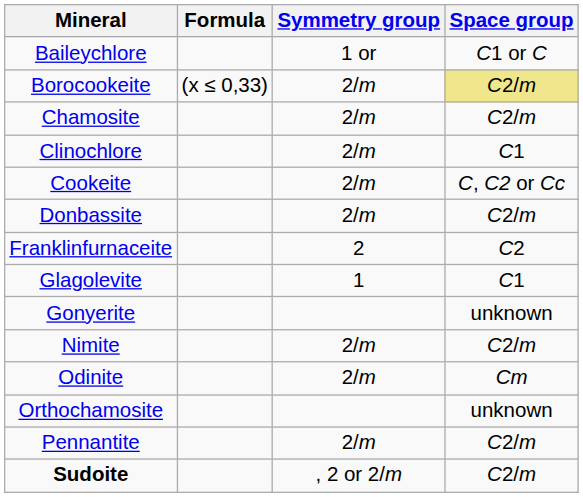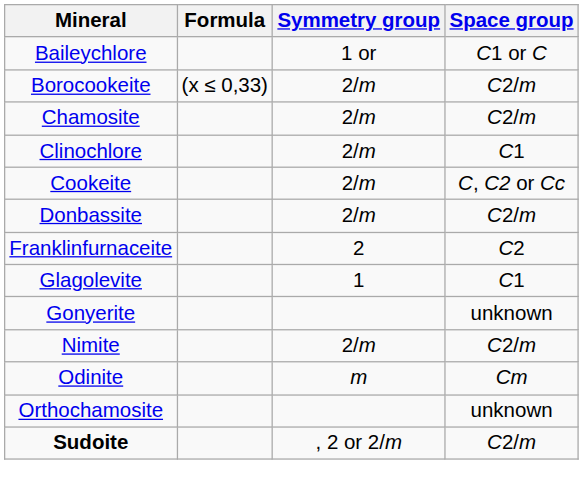(512, 85) khaki background -> (512, 85) no background
(359, 378) 2/m -> (359, 378) m
- row: (91, 442)
